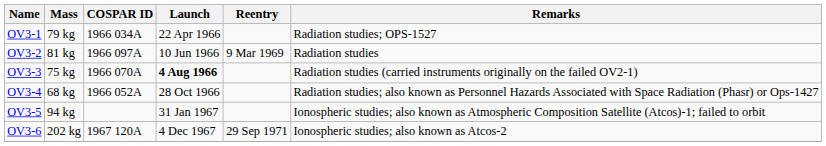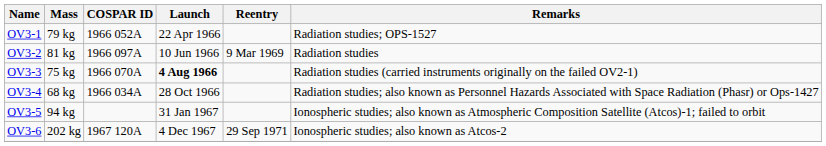(114, 33) 1966 034A -> (114, 33) 1966 052A
(114, 92) 1966 052A -> (114, 92) 1966 034A
